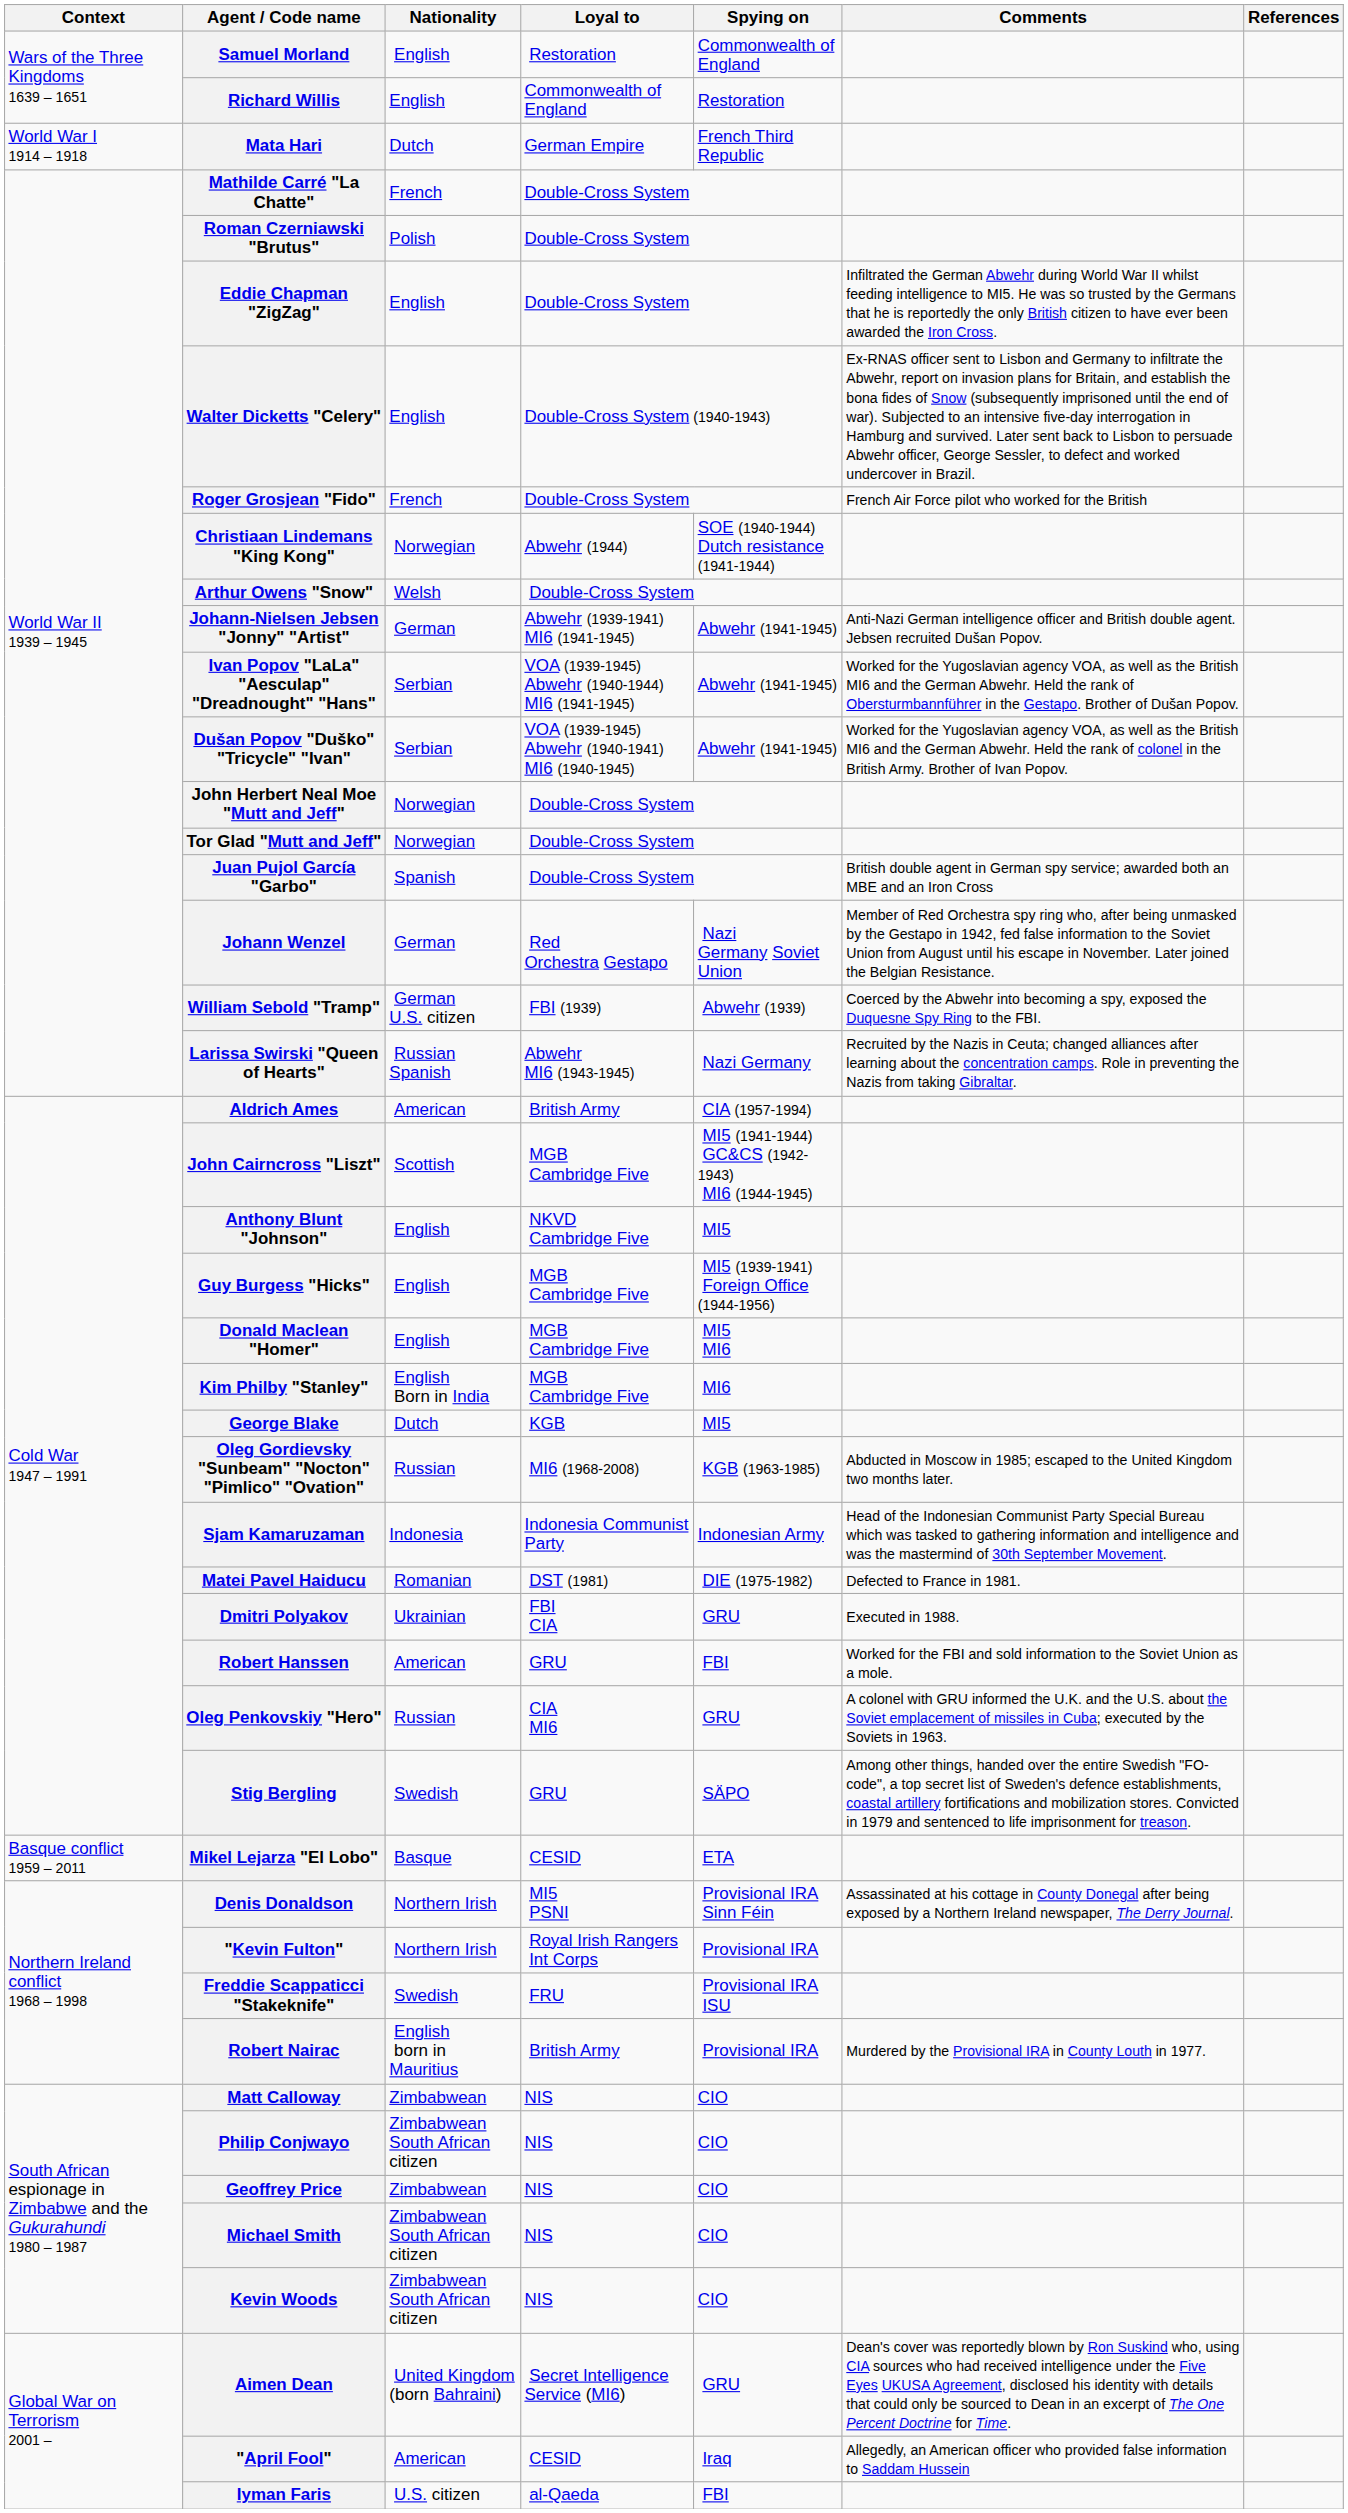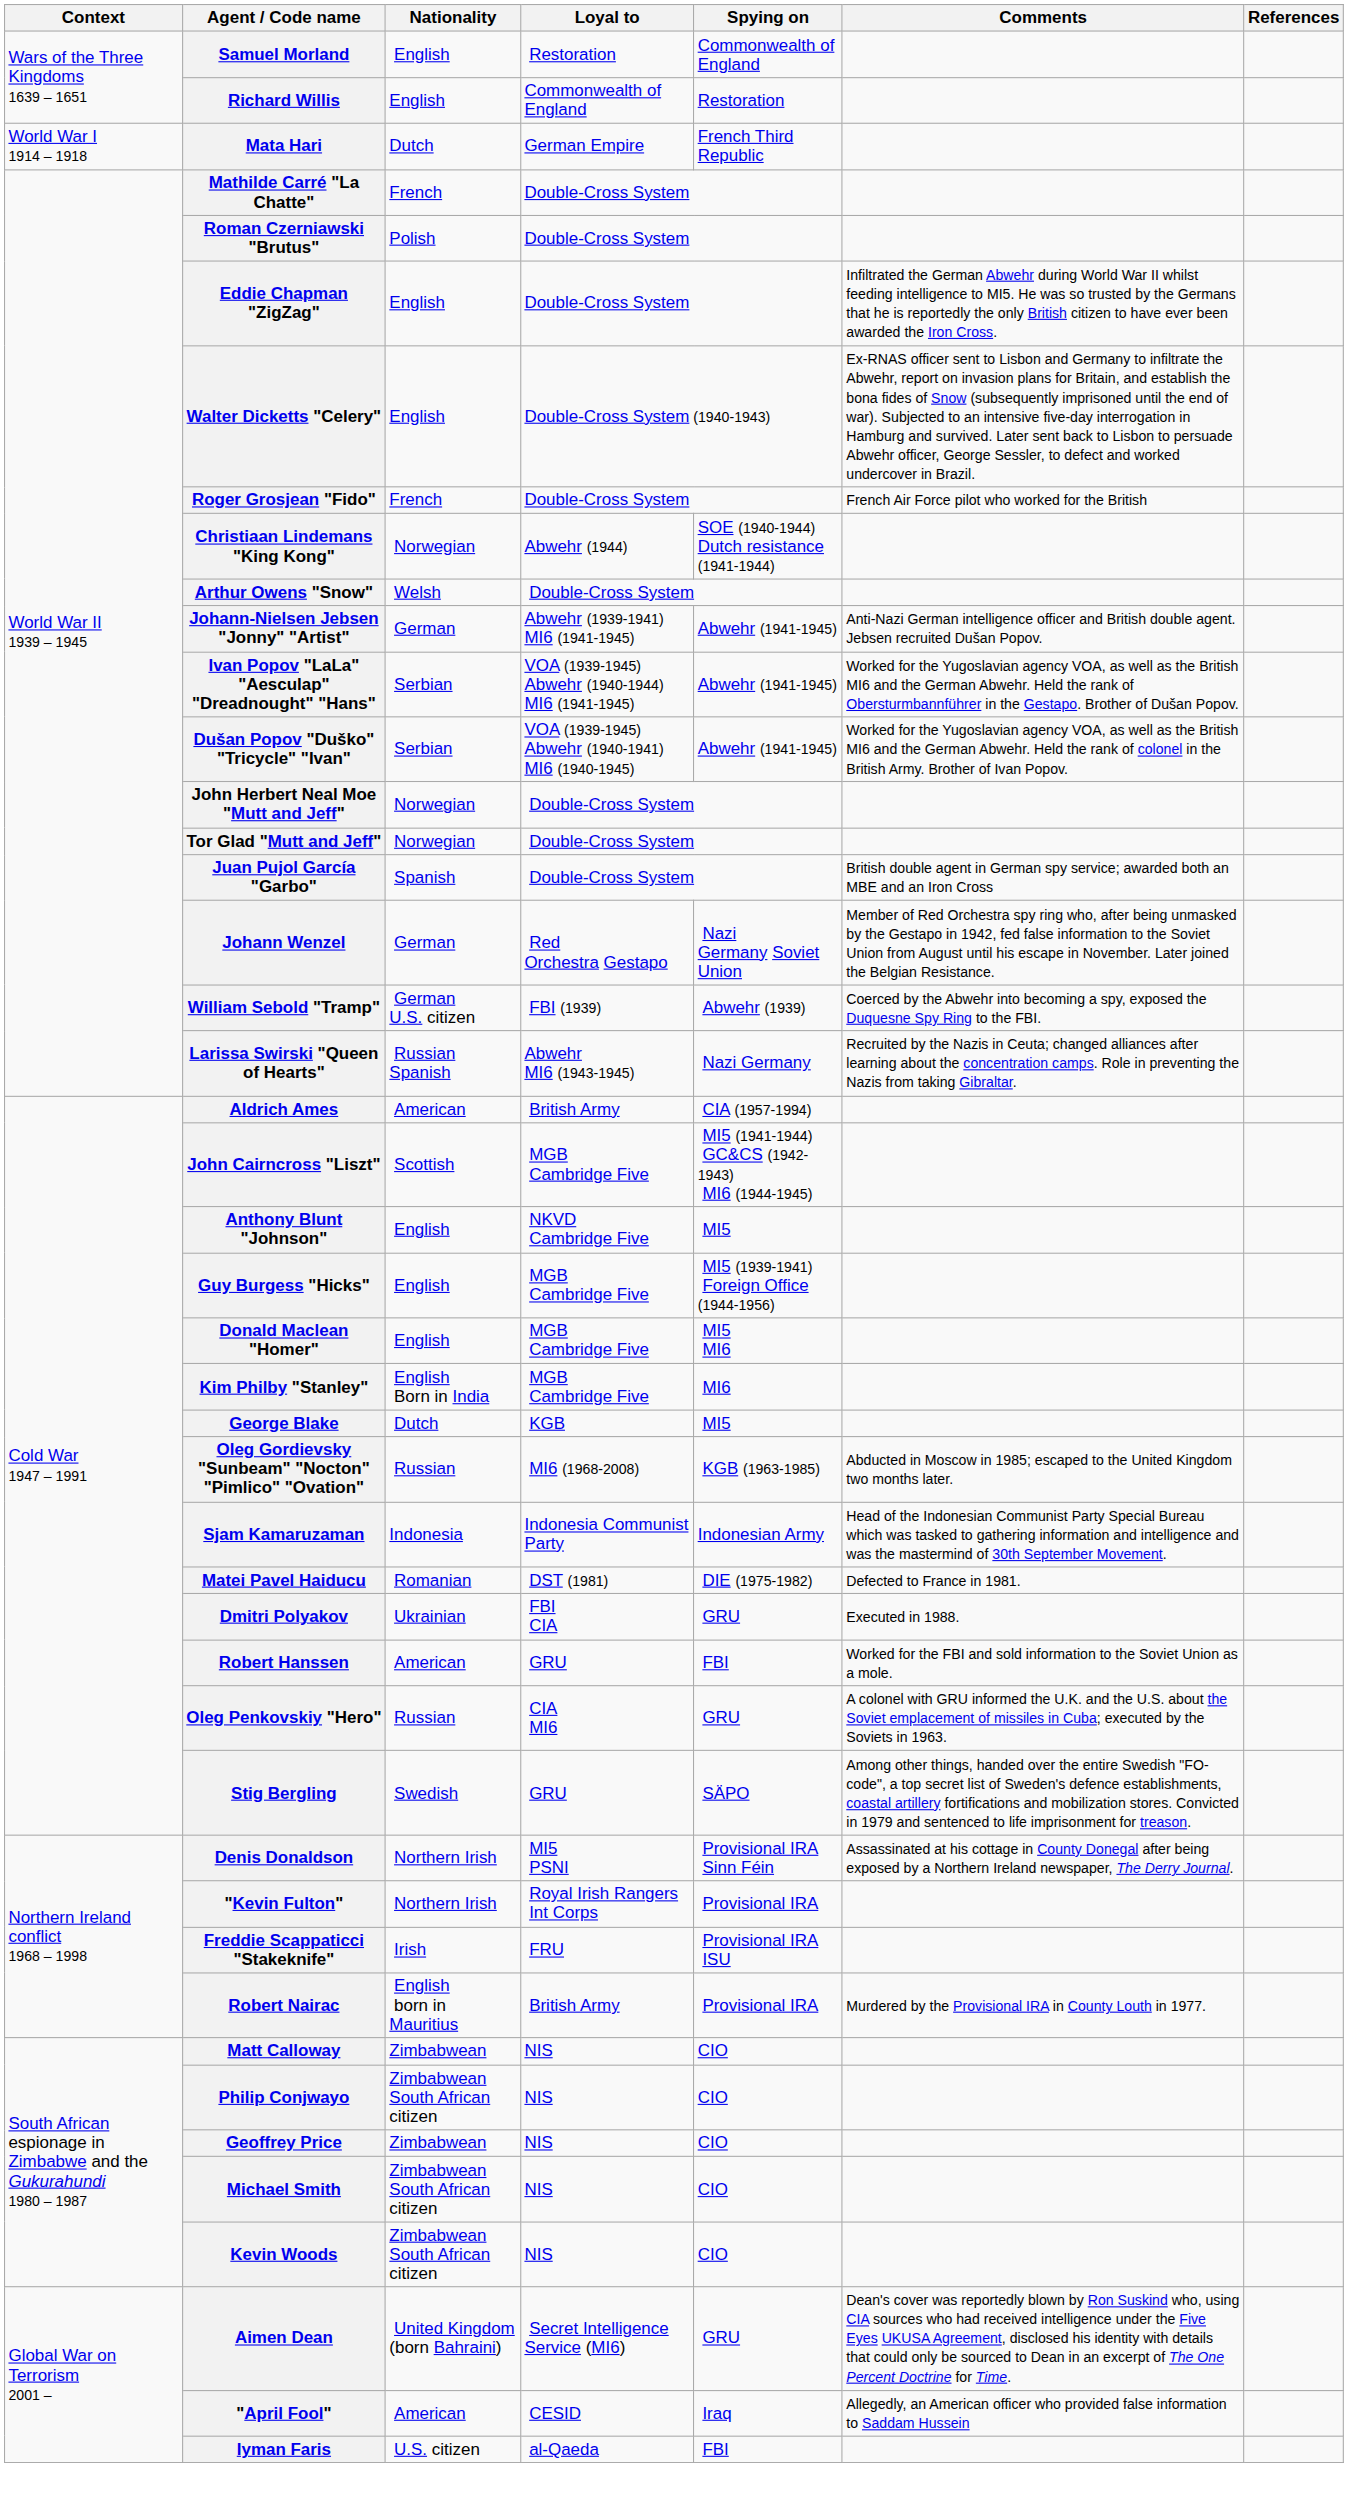- row: (284, 1857)
(424, 1995) Swedish -> (408, 1949) Irish
